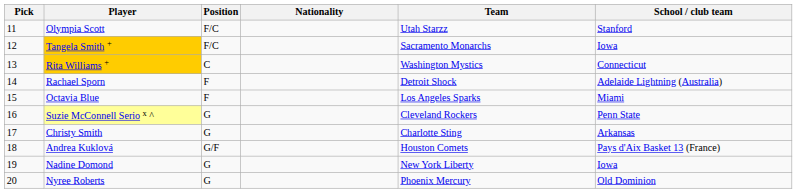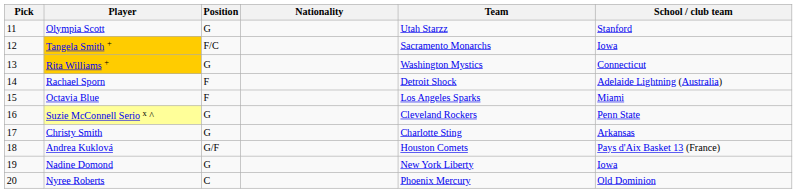(211, 28) F/C -> (207, 28) G
(207, 64) C -> (207, 64) G
(207, 180) G -> (207, 180) C
